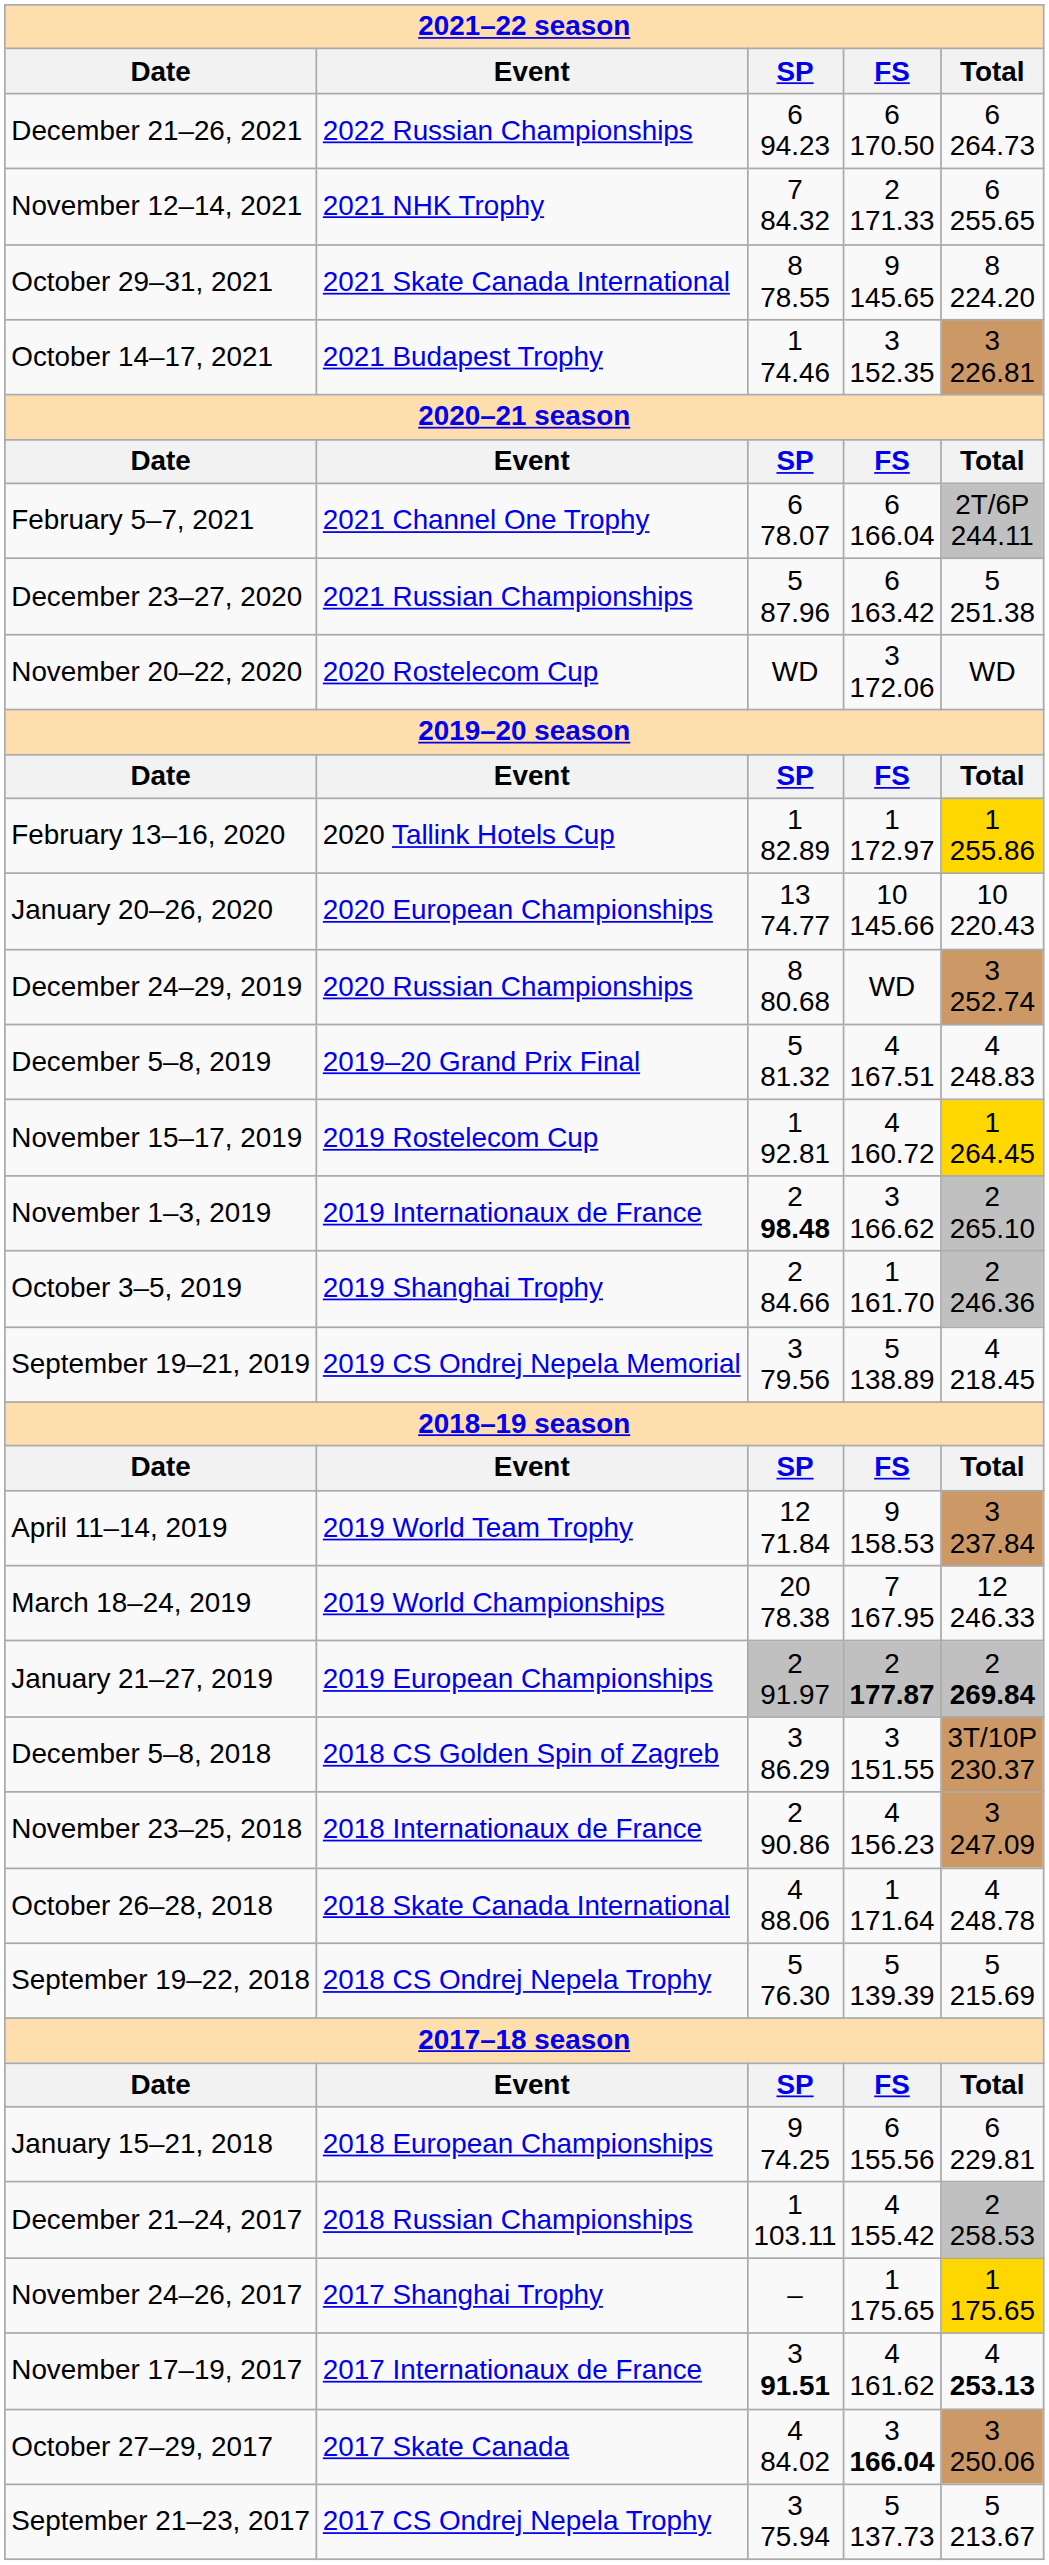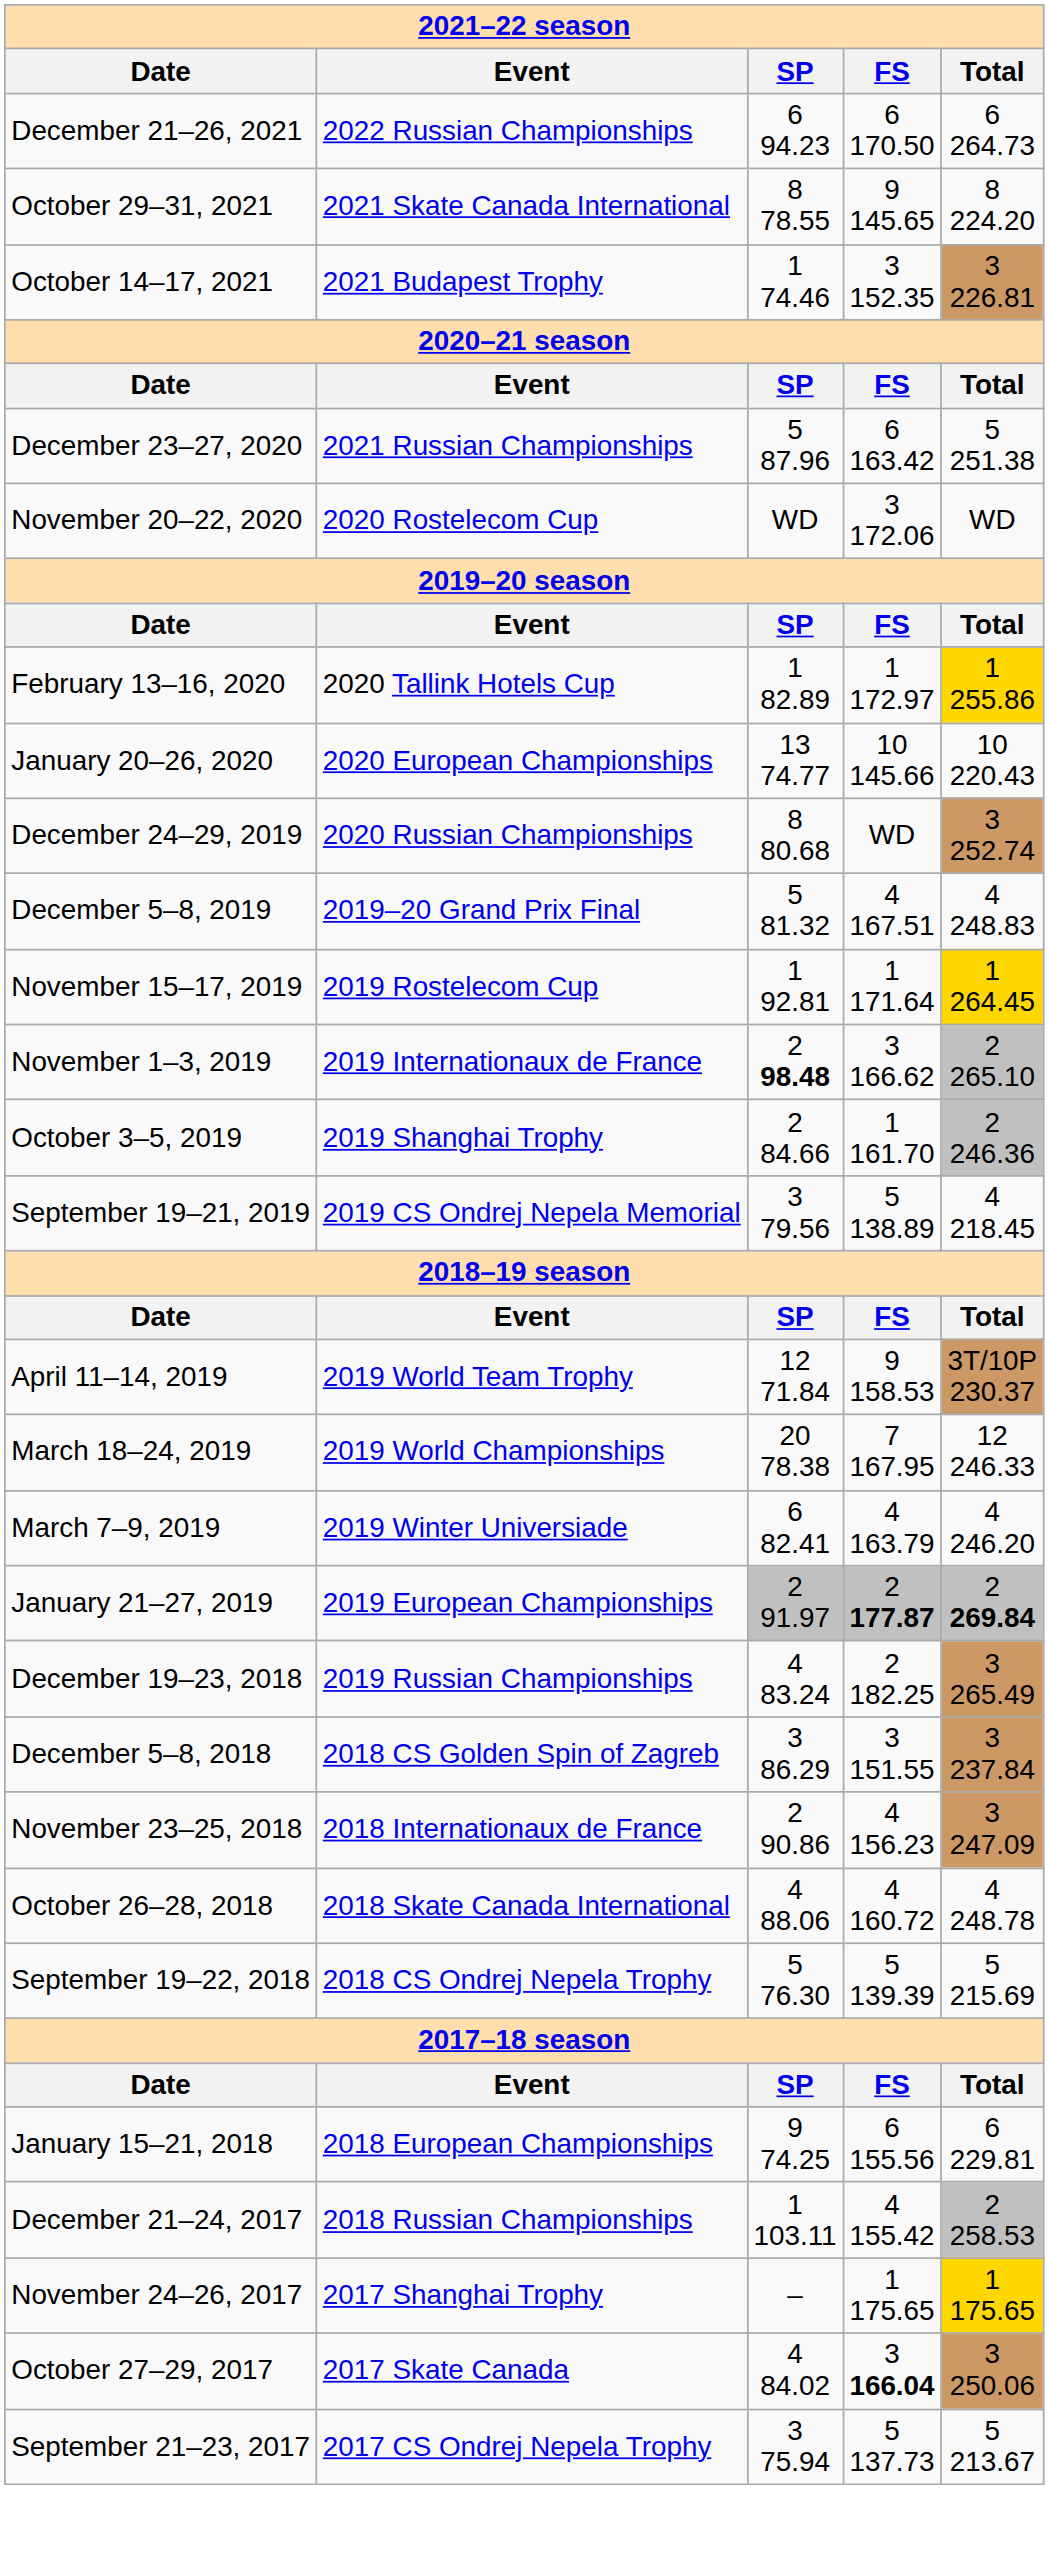- row: (157, 206)
- row: (133, 520)
(892, 1137) 4 160.72 -> (892, 986) 1 171.64
(992, 1527) 3 237.84 -> (992, 1376) 3T/10P 230.37
+ row: (116, 1527)
+ row: (157, 1678)
(992, 1753) 3T/10P 230.37 -> (992, 1753) 3 237.84
(892, 1904) 1 171.64 -> (892, 1904) 4 160.72
- row: (157, 2370)
